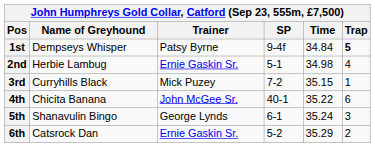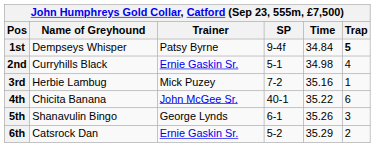(69, 64) Herbie Lambug -> (70, 64) Curryhills Black
(70, 82) Curryhills Black -> (69, 82) Herbie Lambug
(319, 82) 35.15 -> (319, 82) 35.16
(319, 116) 35.24 -> (319, 116) 35.26
